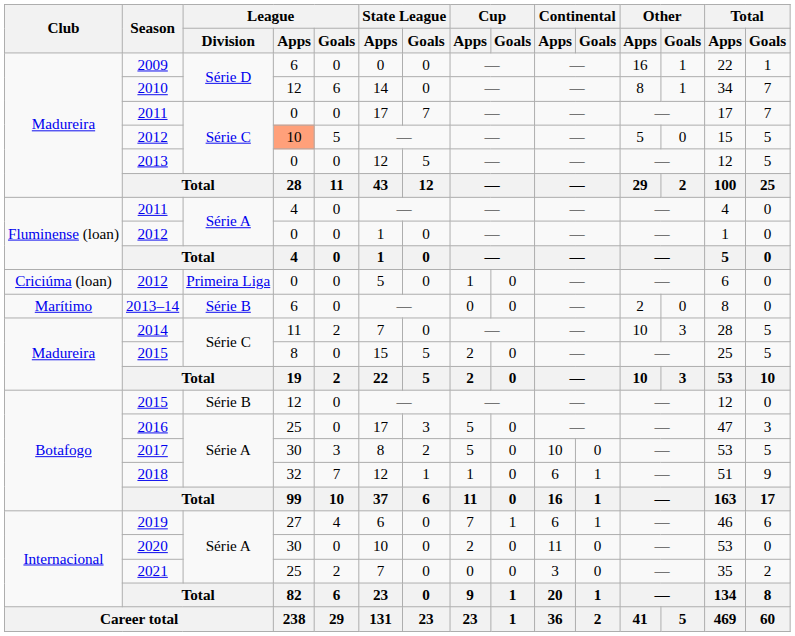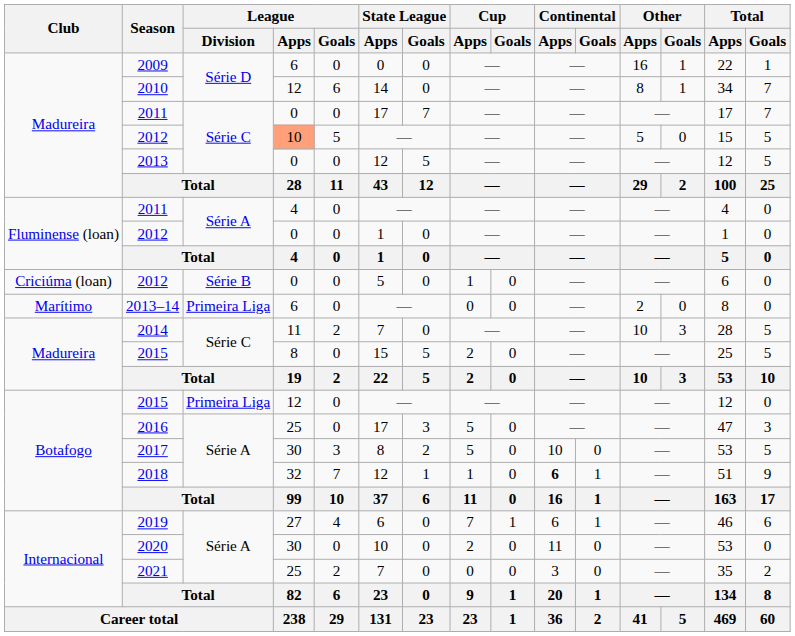(228, 281) Primeira Liga -> (228, 281) Série B
(228, 305) Série B -> (228, 305) Primeira Liga
(228, 402) Série B -> (228, 402) Primeira Liga
(555, 474) normal -> (555, 474) bold
